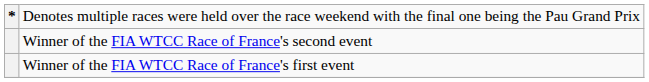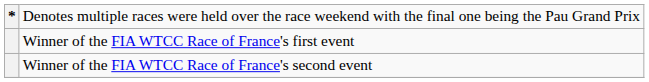rows swapped: (189, 65) <-> (198, 41)
